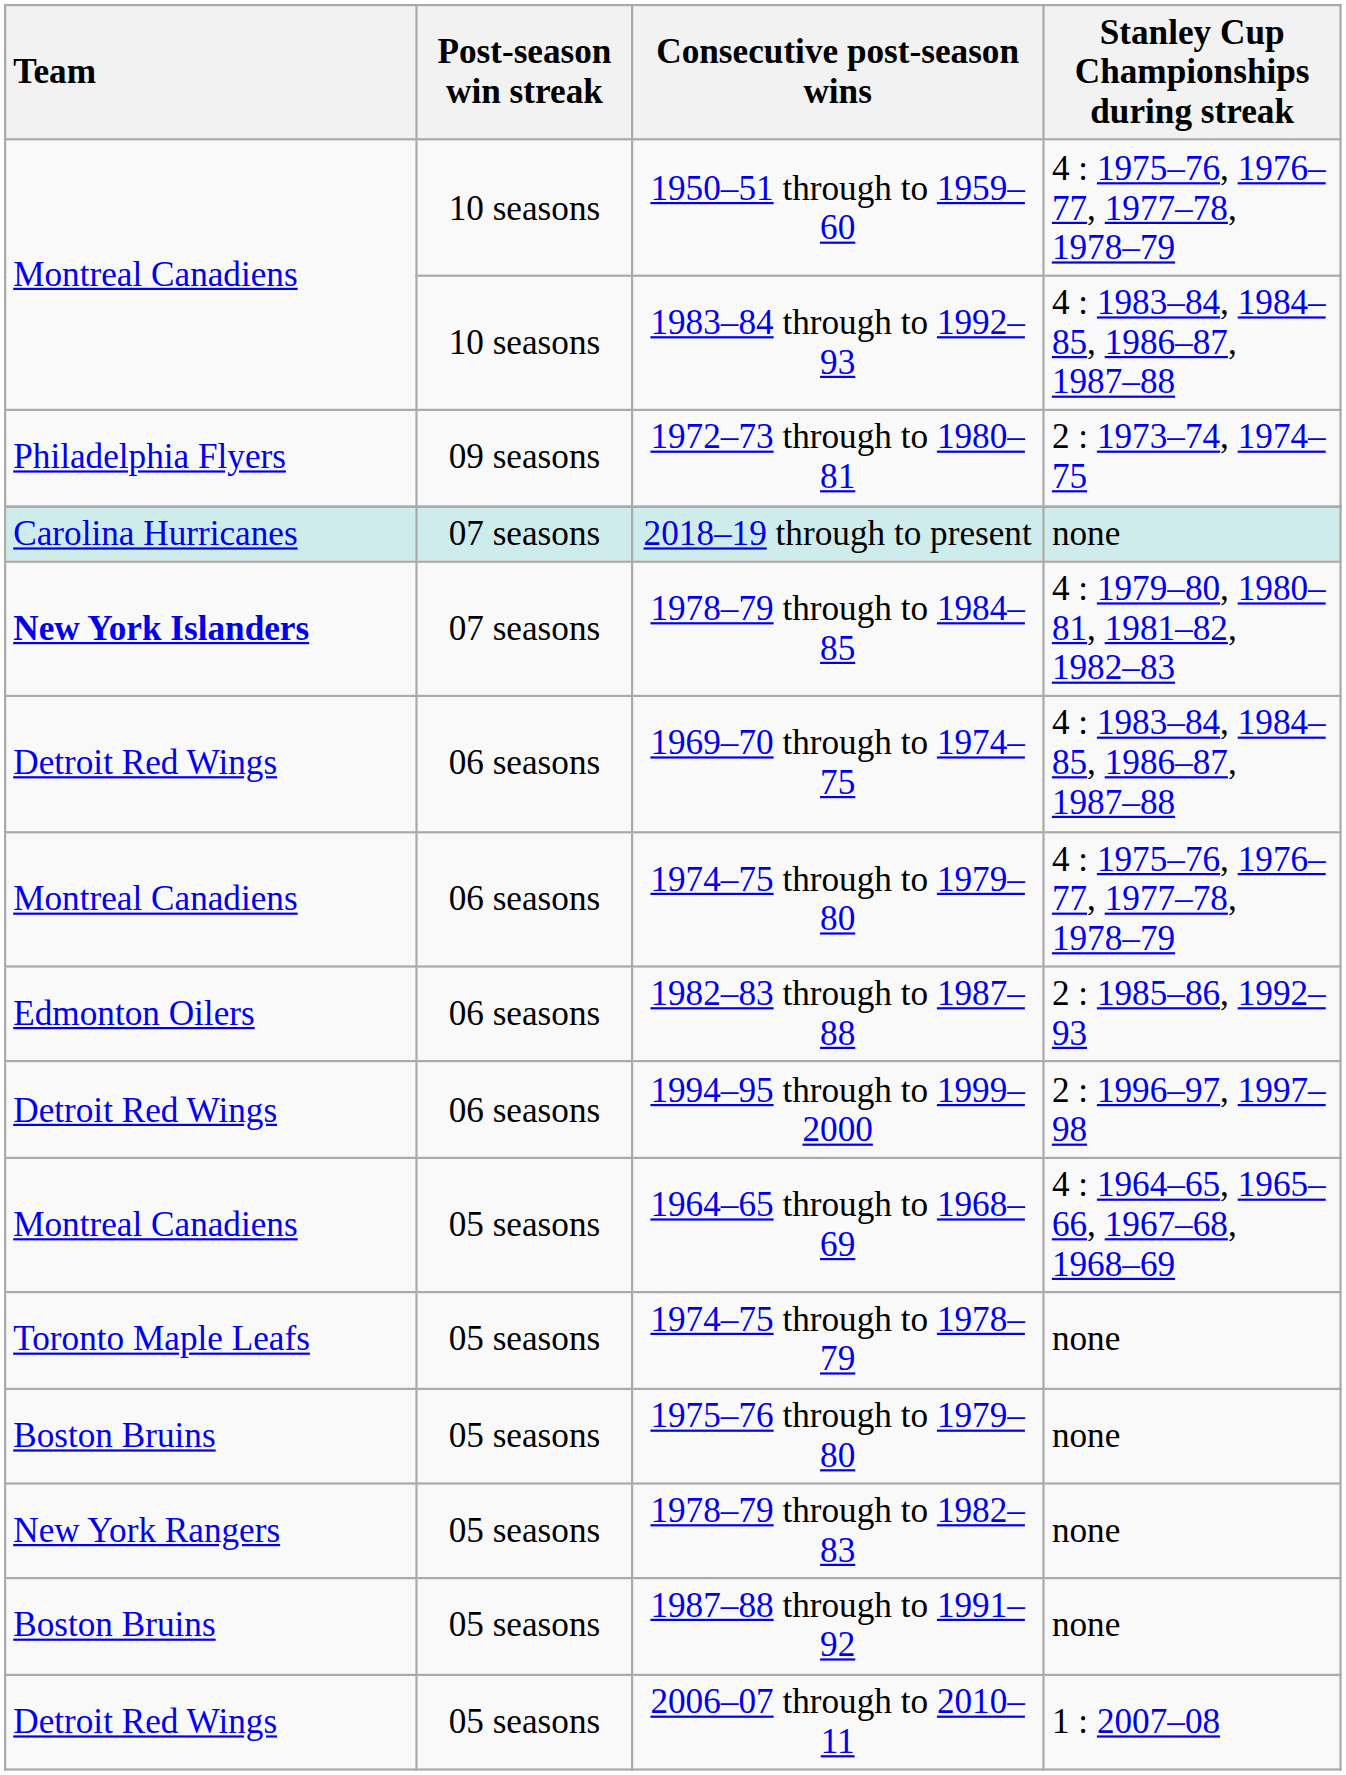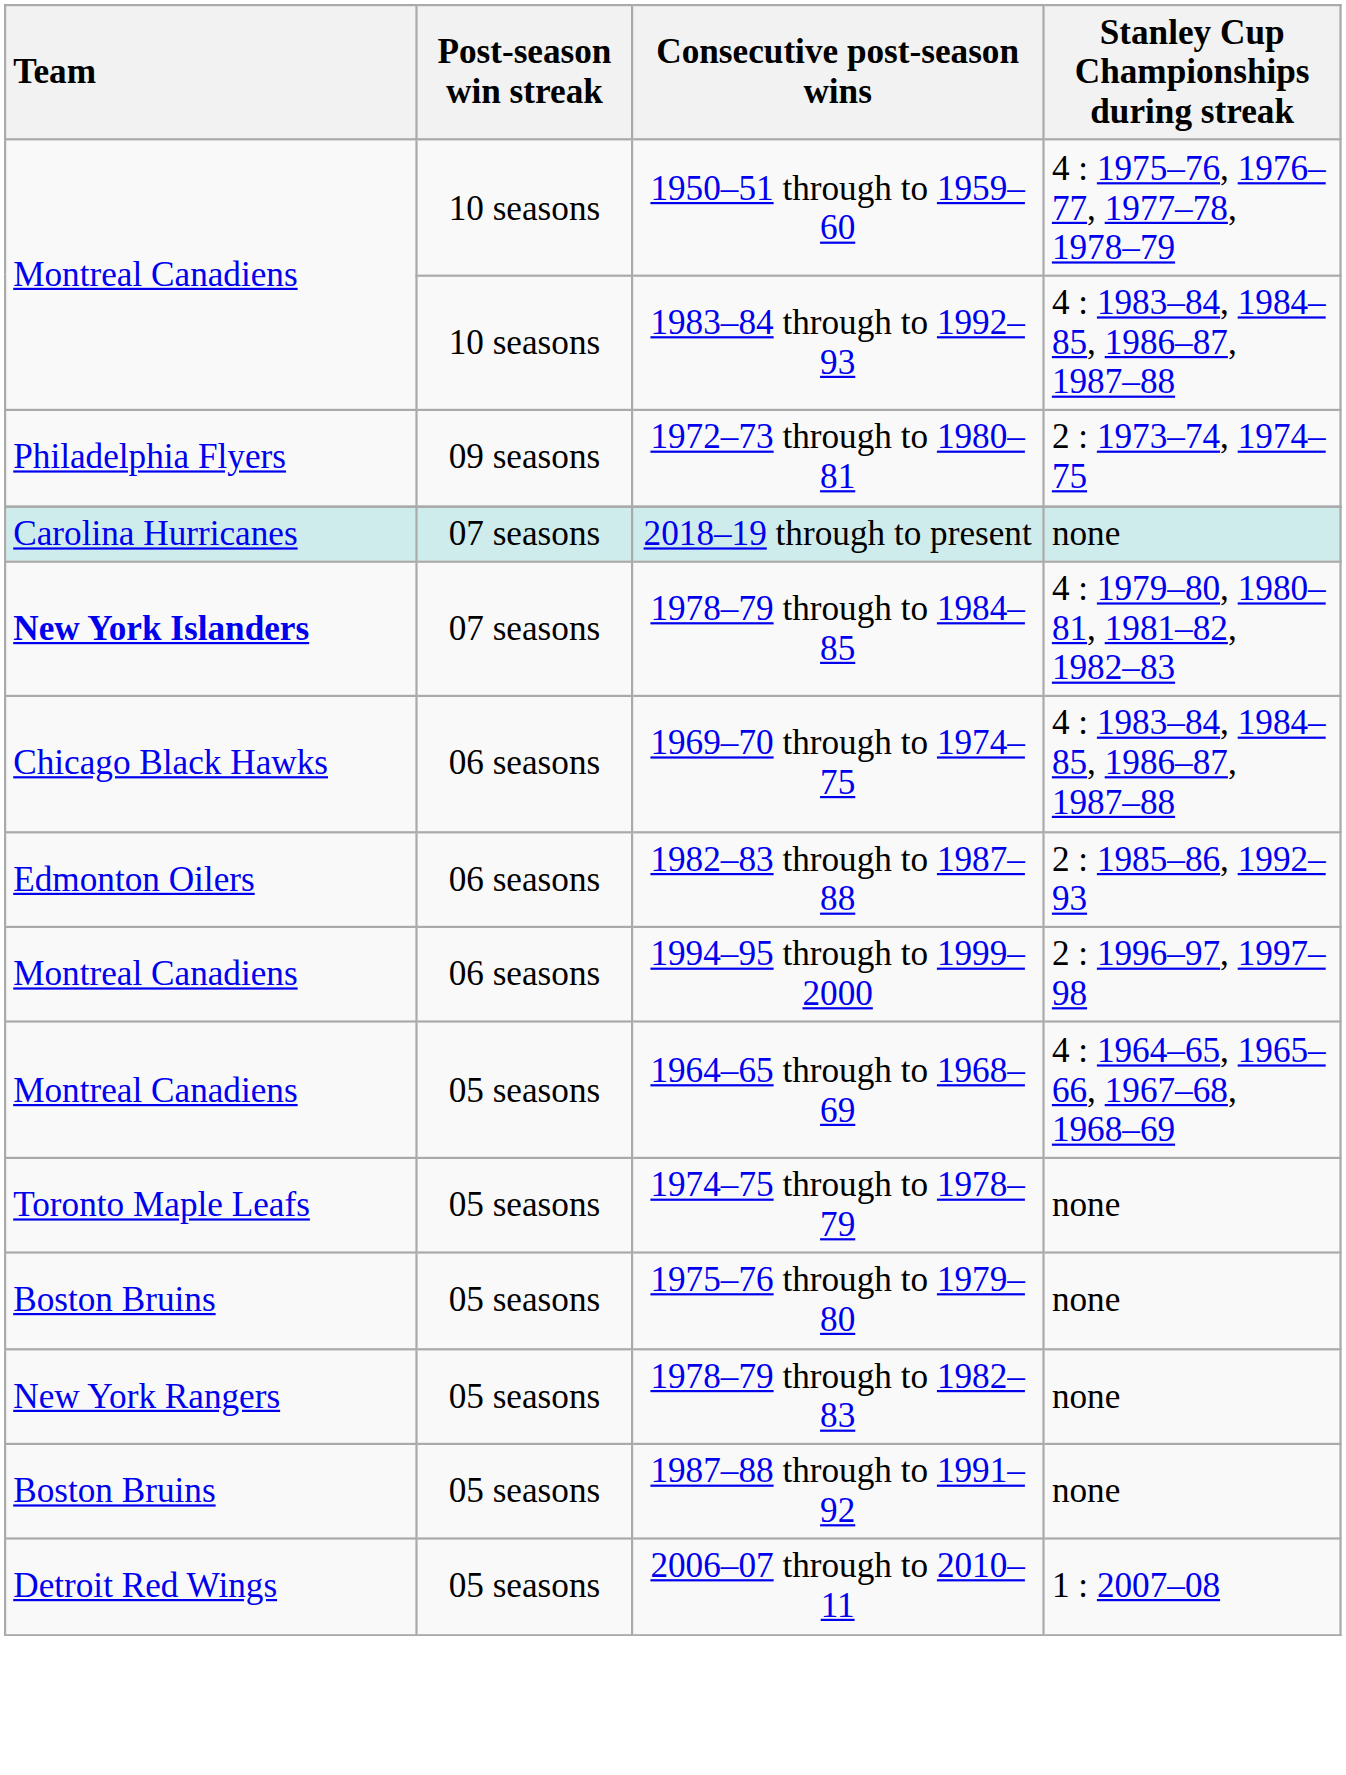(145, 763) Detroit Red Wings -> (171, 763) Chicago Black Hawks
- row: (838, 898)
(145, 1109) Detroit Red Wings -> (155, 974) Montreal Canadiens
